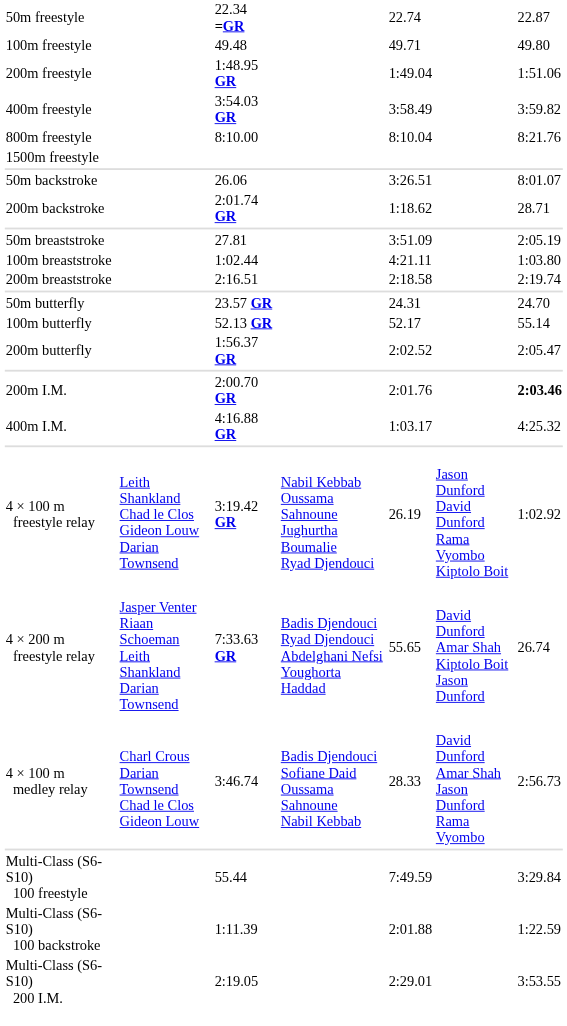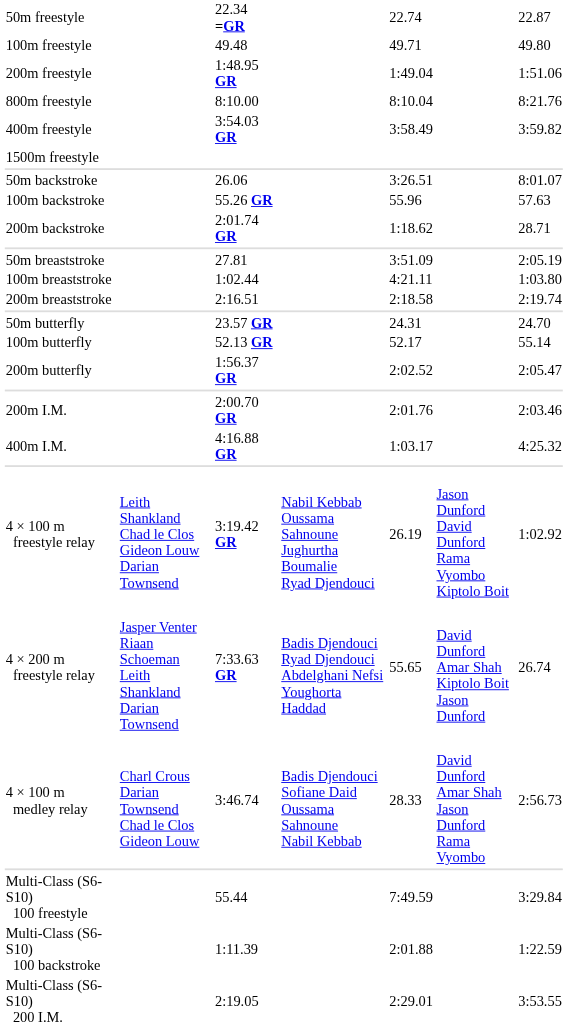rows swapped: (49, 109) <-> (49, 137)
+ row: (55, 200)
(540, 390) bold -> (540, 410) normal
